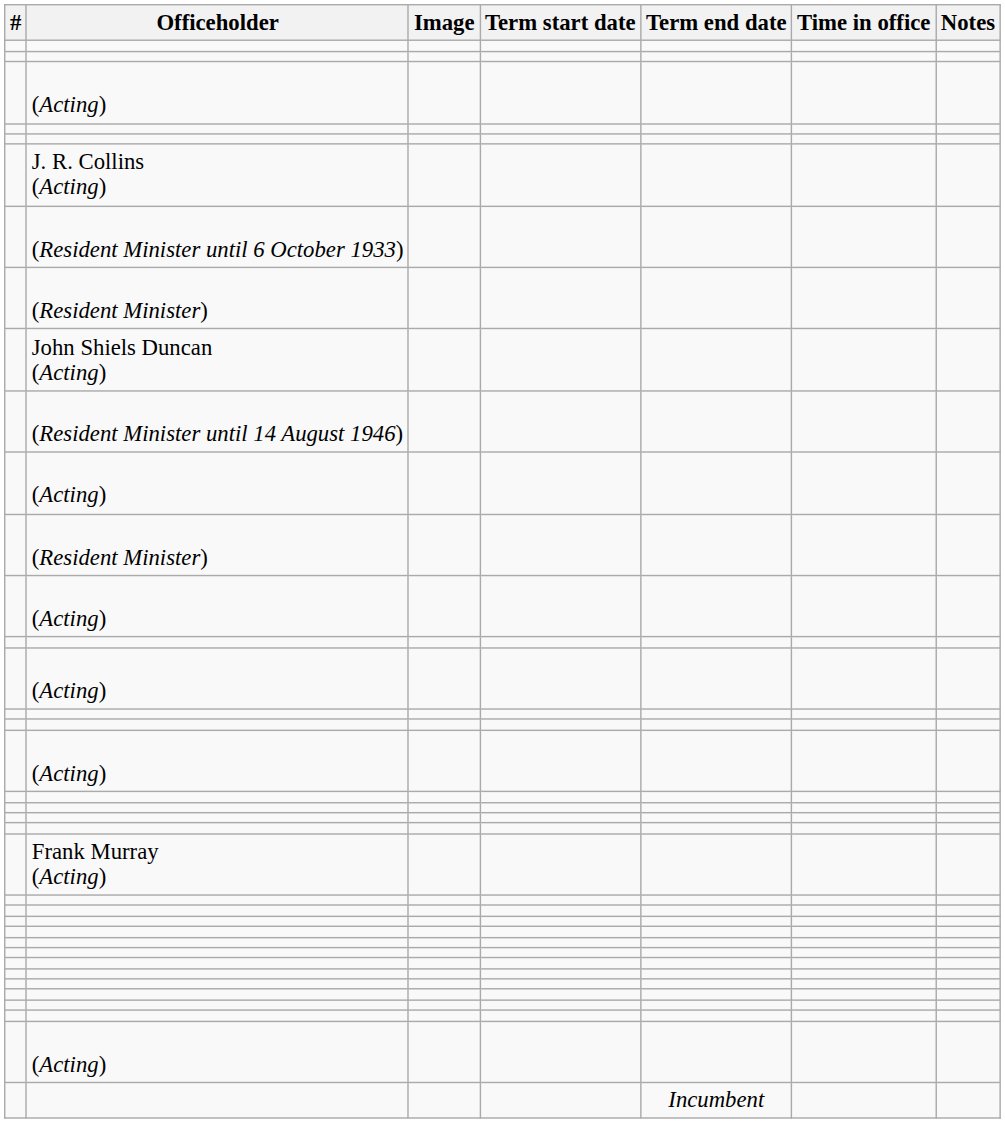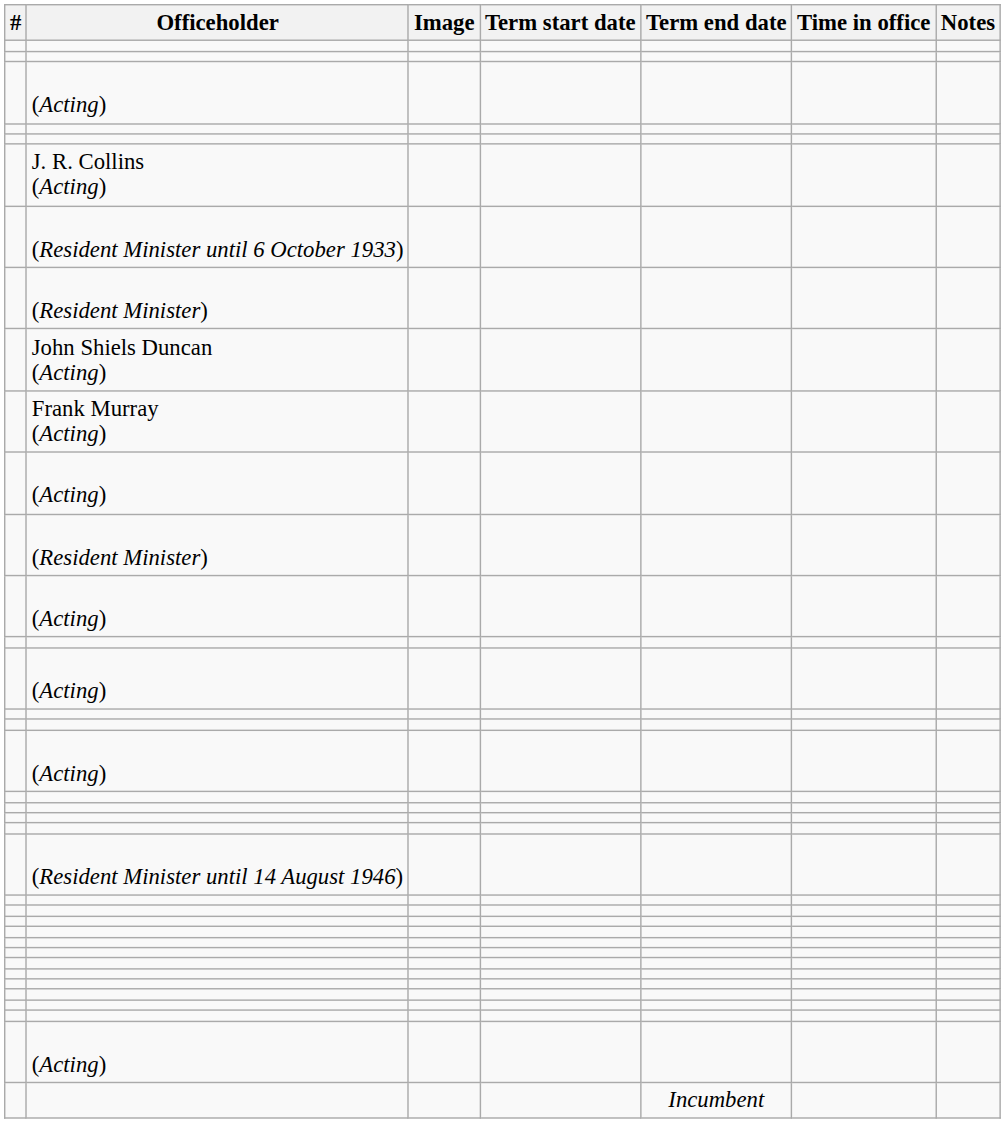rows swapped: (16, 421) <-> (16, 864)
